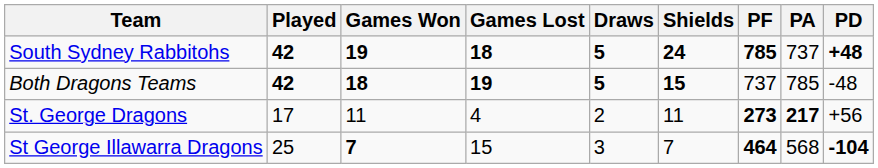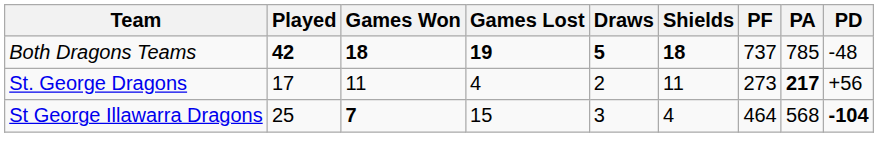- row: (119, 52)
(674, 83) 15 -> (674, 52) 18
(760, 115) bold -> (760, 83) normal
(669, 147) 7 -> (669, 115) 4
(760, 147) bold -> (760, 115) normal
